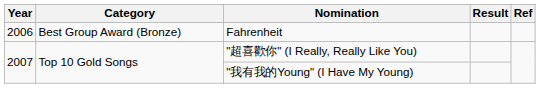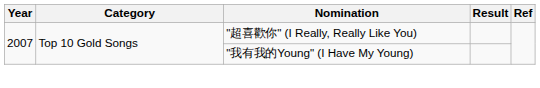- row: (254, 32)
